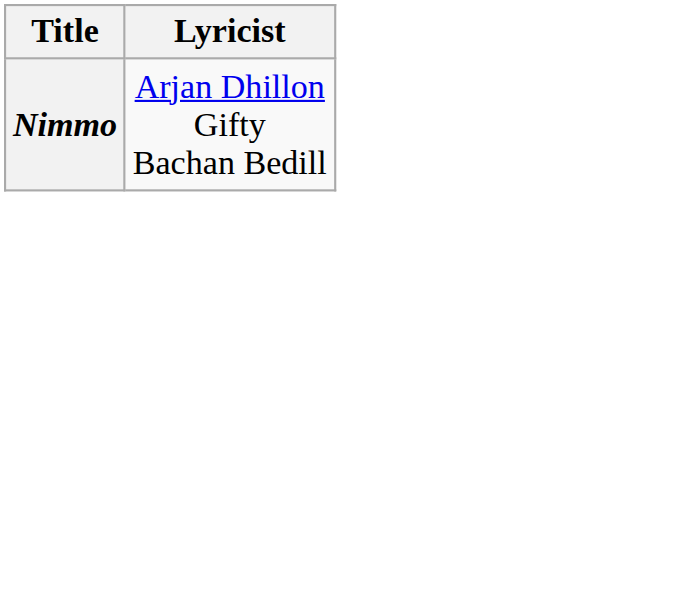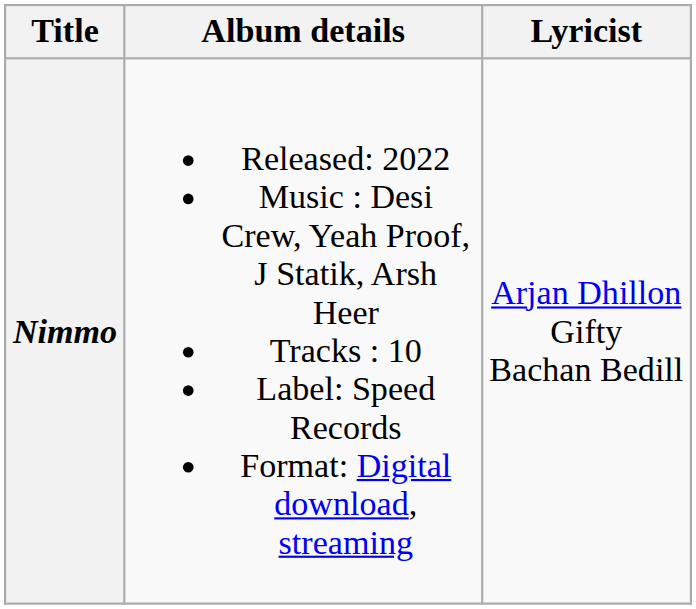+ column: (303, 31)
